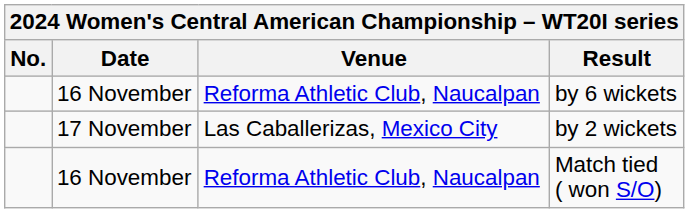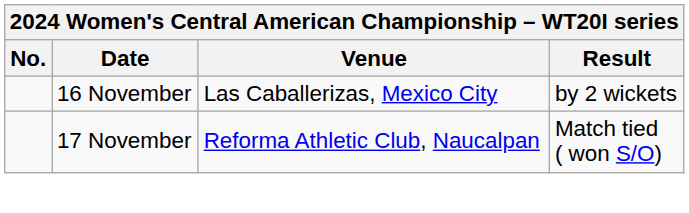- row: (616, 93)
(124, 128) 17 November -> (124, 93) 16 November
(124, 176) 16 November -> (124, 141) 17 November
